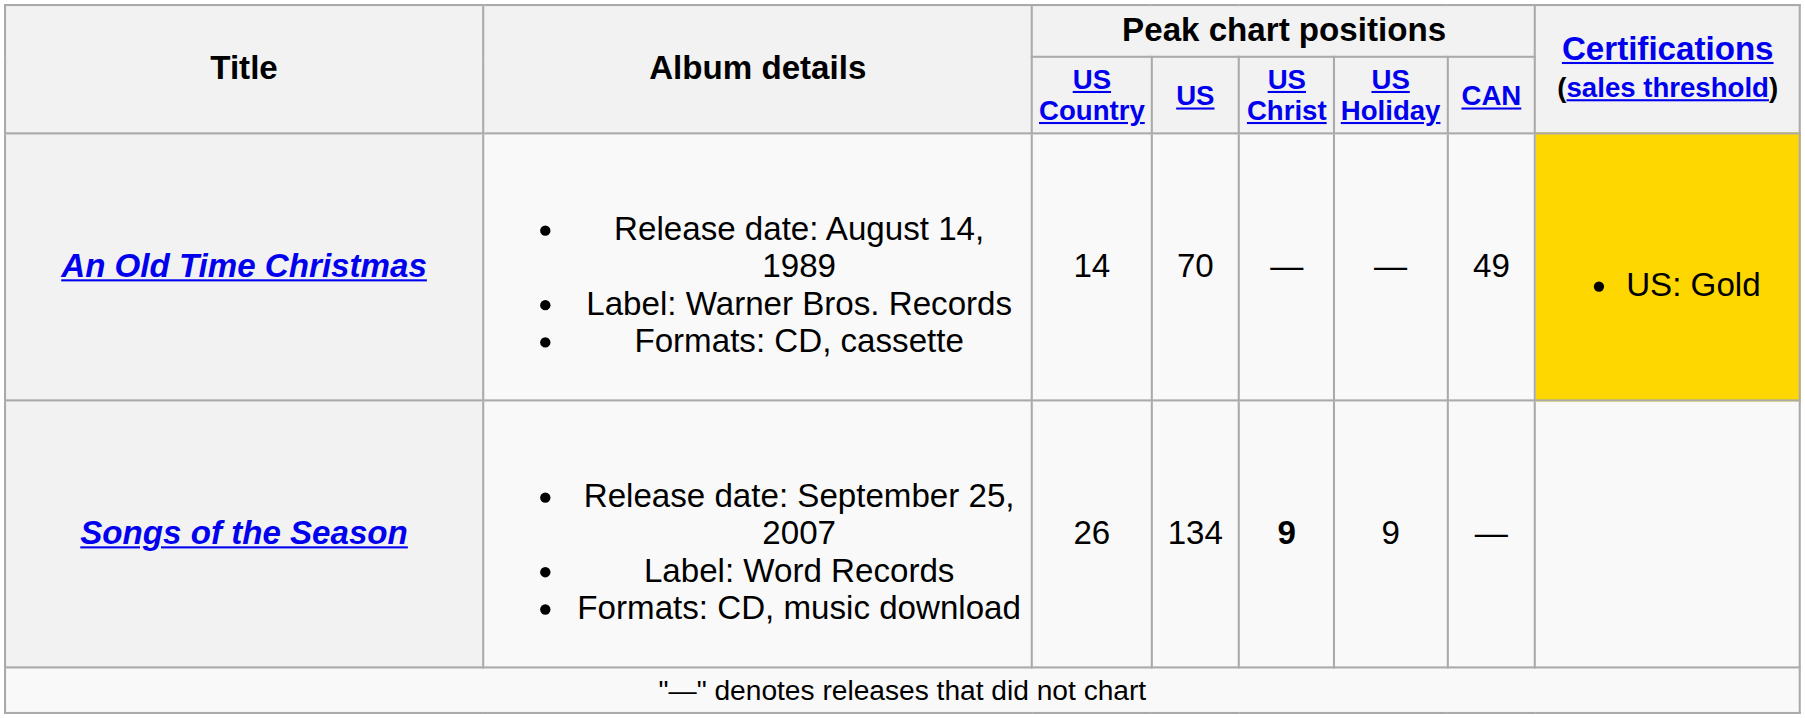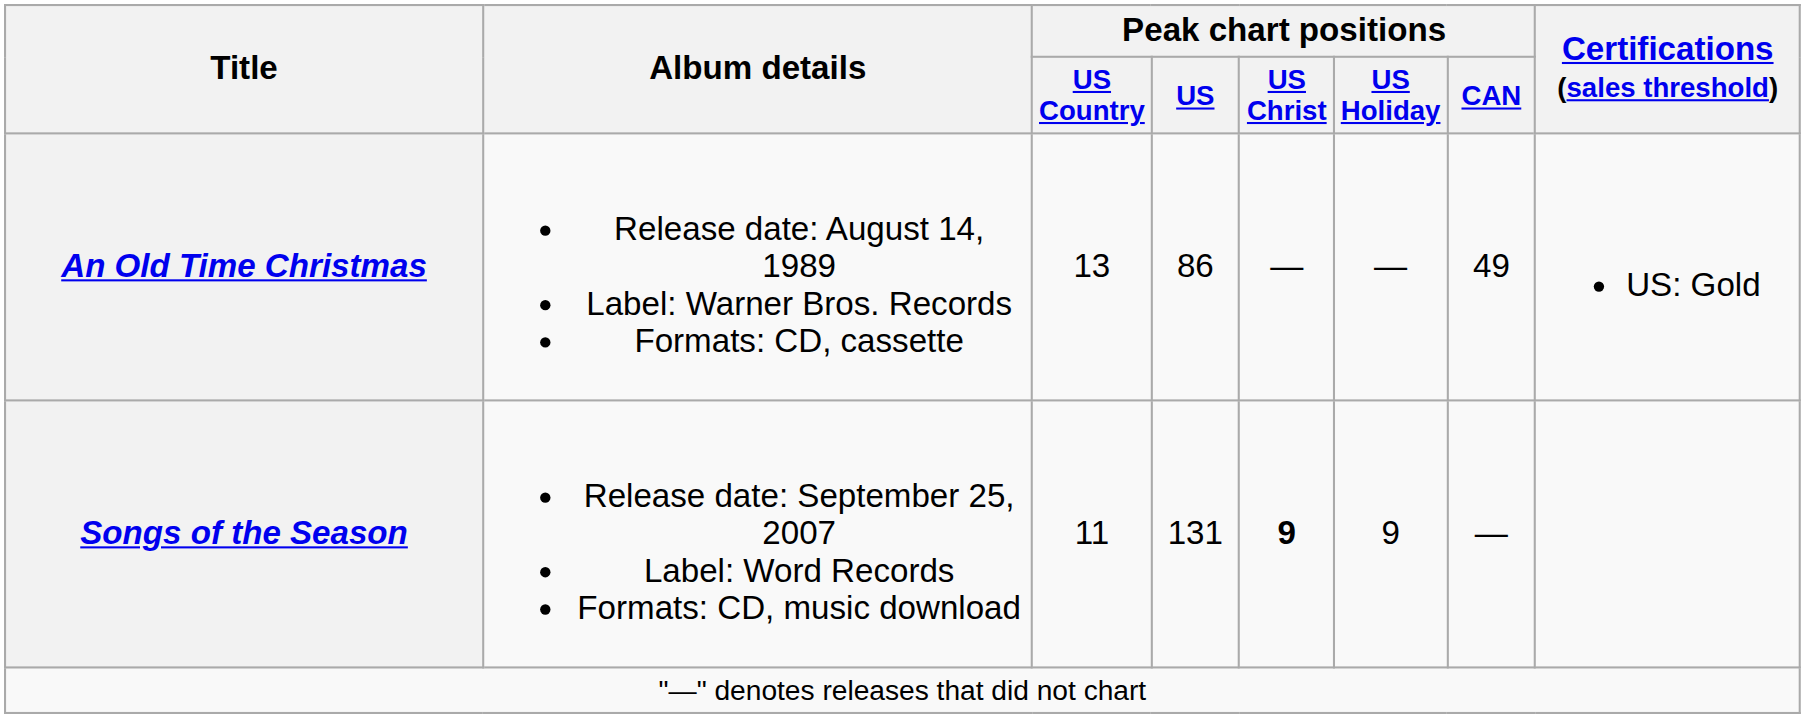(1092, 266) 14 -> (1092, 266) 13
(1195, 266) 70 -> (1195, 266) 86
(1668, 285) gold background -> (1668, 285) no background
(1092, 533) 26 -> (1092, 533) 11
(1195, 533) 134 -> (1195, 533) 131
